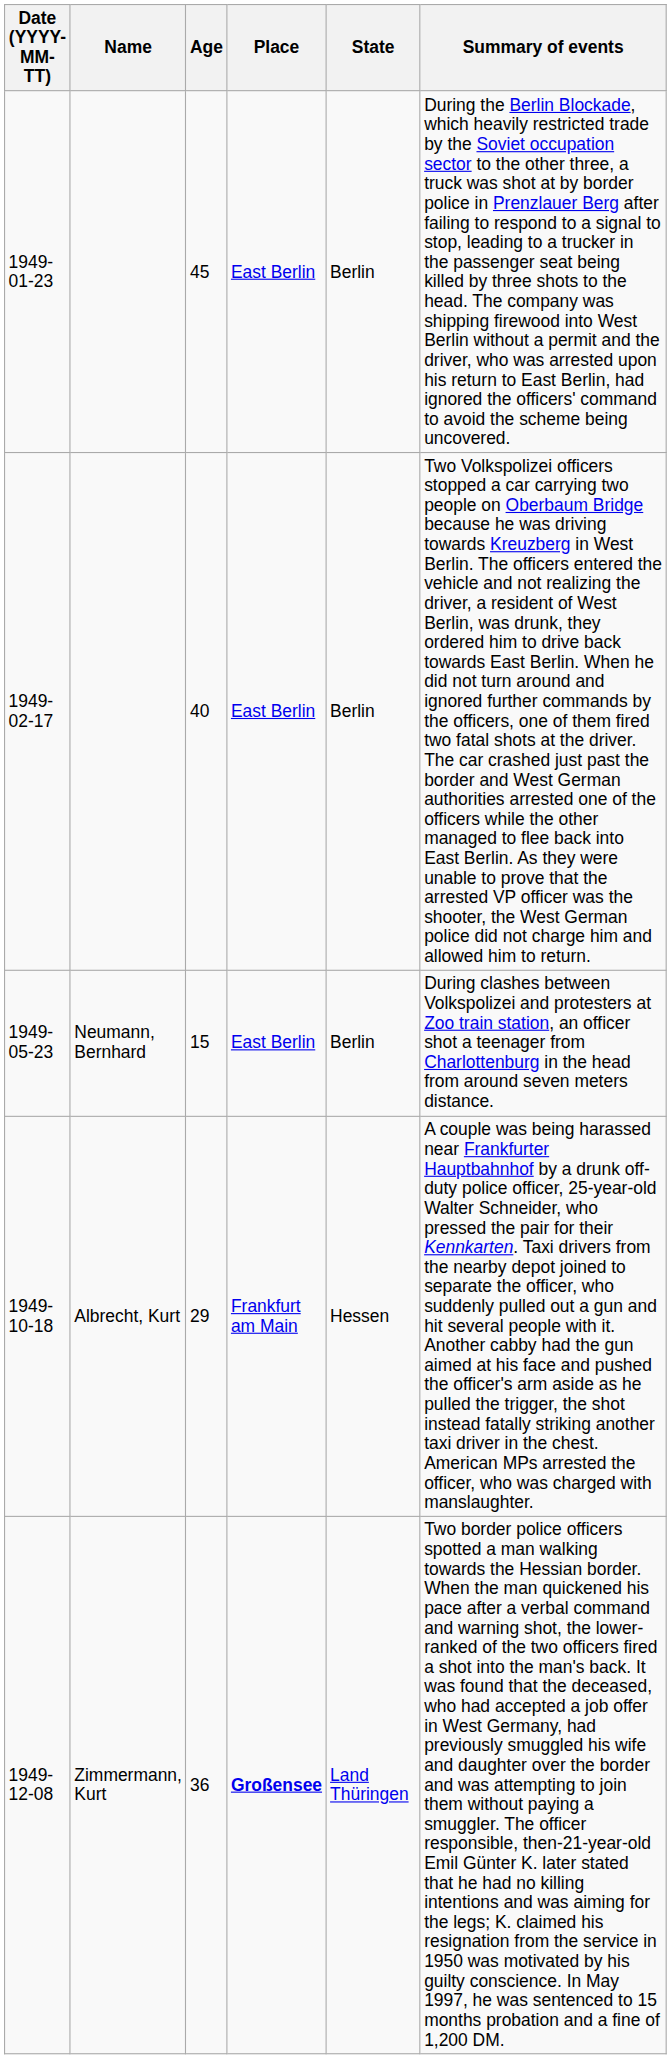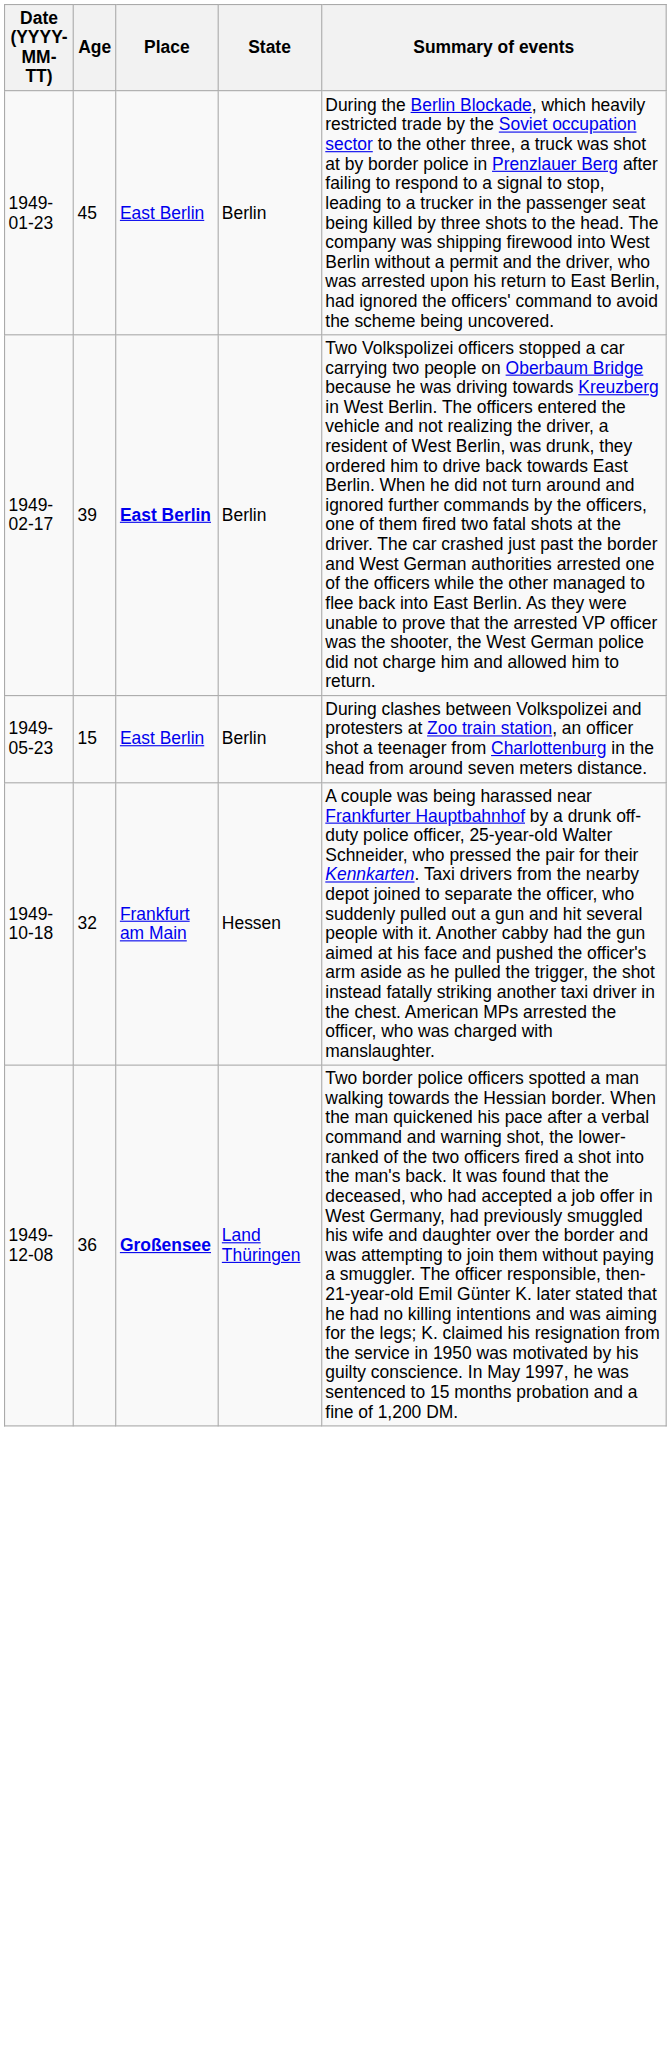- column: (128, 47)
(200, 711) 40 -> (87, 515) 39
(273, 711) normal -> (165, 515) bold
(200, 1315) 29 -> (87, 923) 32
